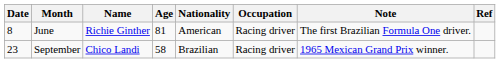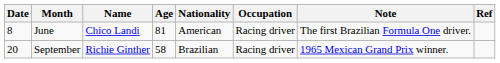(118, 31) Richie Ginther -> (113, 31) Chico Landi
(12, 48) 23 -> (12, 48) 20
(113, 48) Chico Landi -> (118, 48) Richie Ginther
